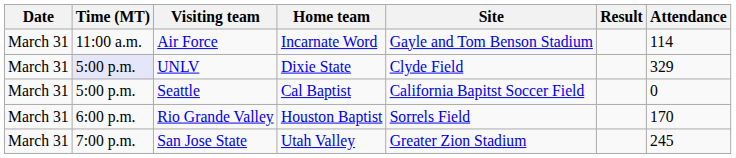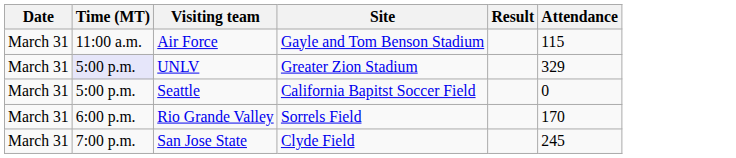- column: (332, 16)
(662, 41) 114 -> (553, 41) 115
(426, 66) Clyde Field -> (349, 66) Greater Zion Stadium
(458, 141) Greater Zion Stadium -> (318, 141) Clyde Field
